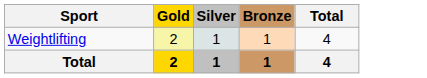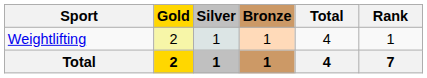+ column: (390, 16)
